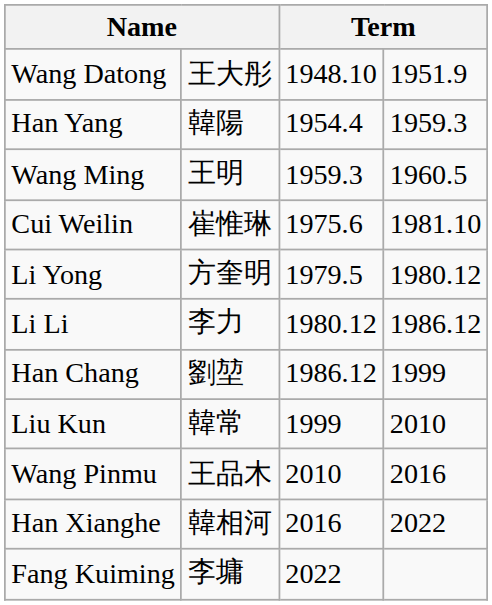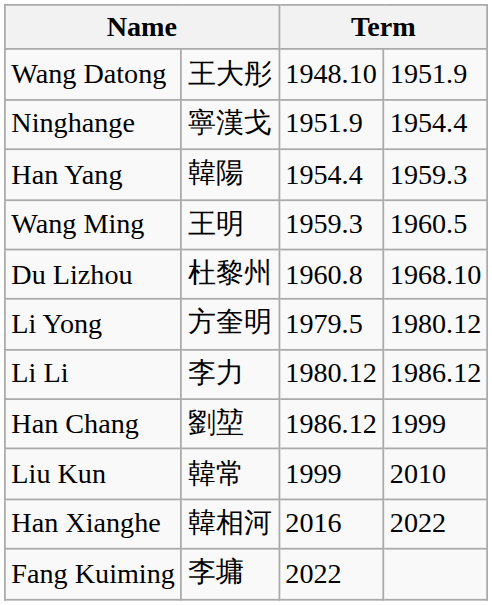+ row: (73, 124)
+ row: (72, 273)
- row: (72, 223)
- row: (84, 473)
